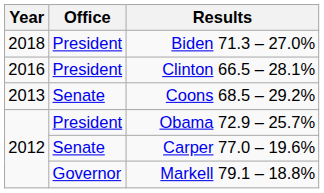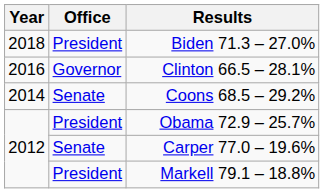(87, 69) President -> (87, 69) Governor
(27, 95) 2013 -> (27, 95) 2014
(87, 174) Governor -> (87, 174) President
